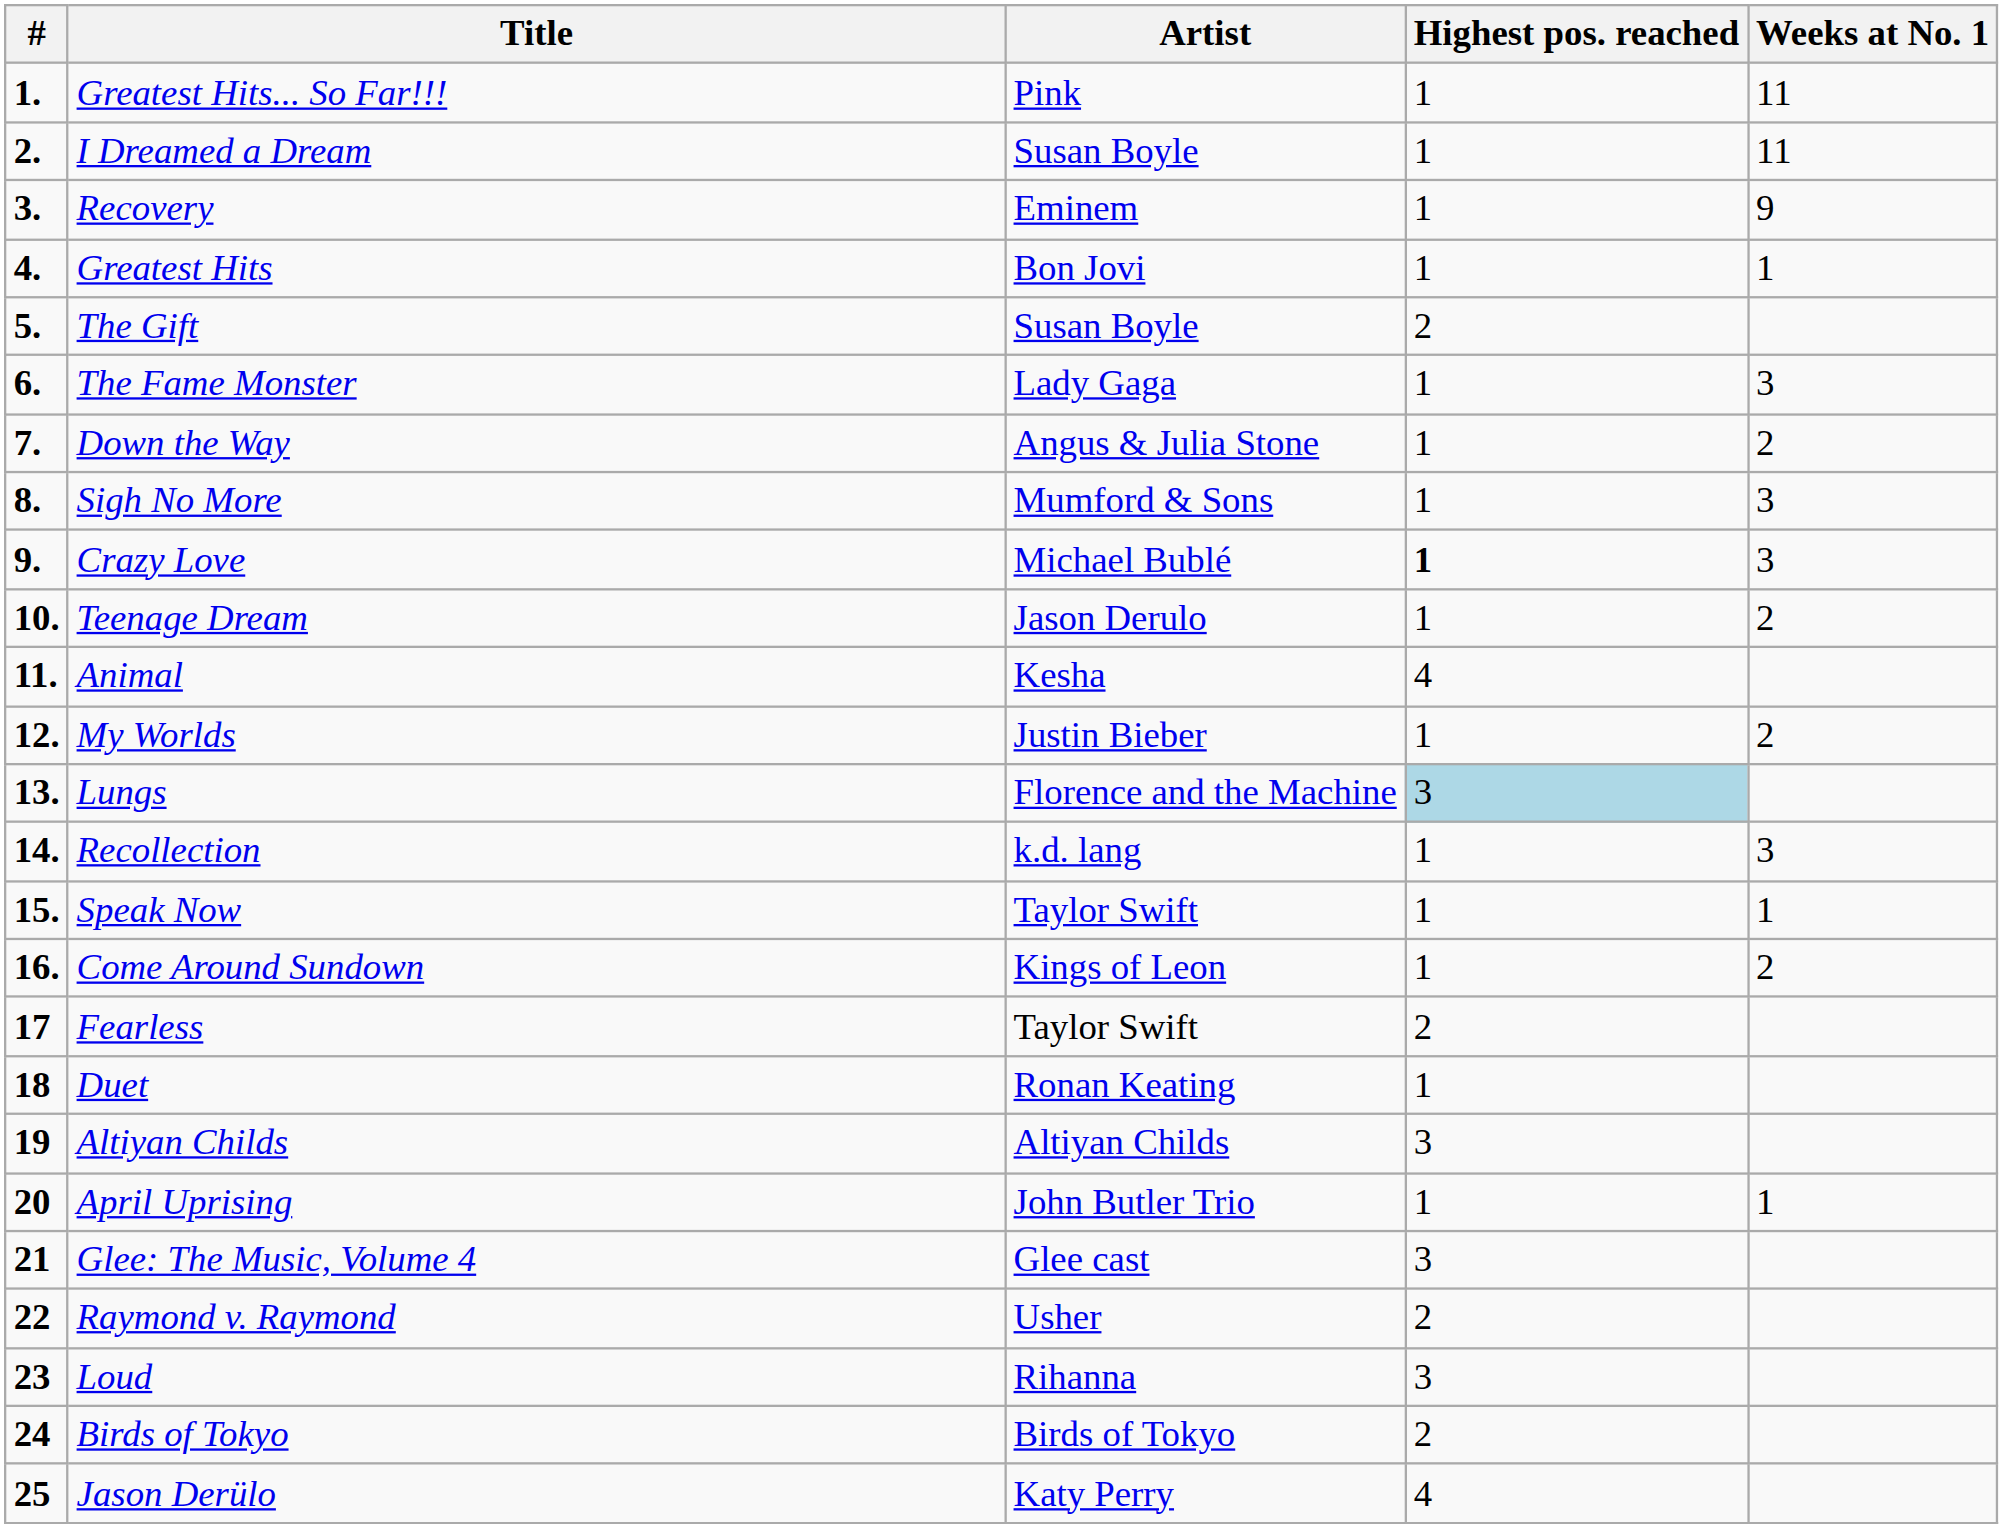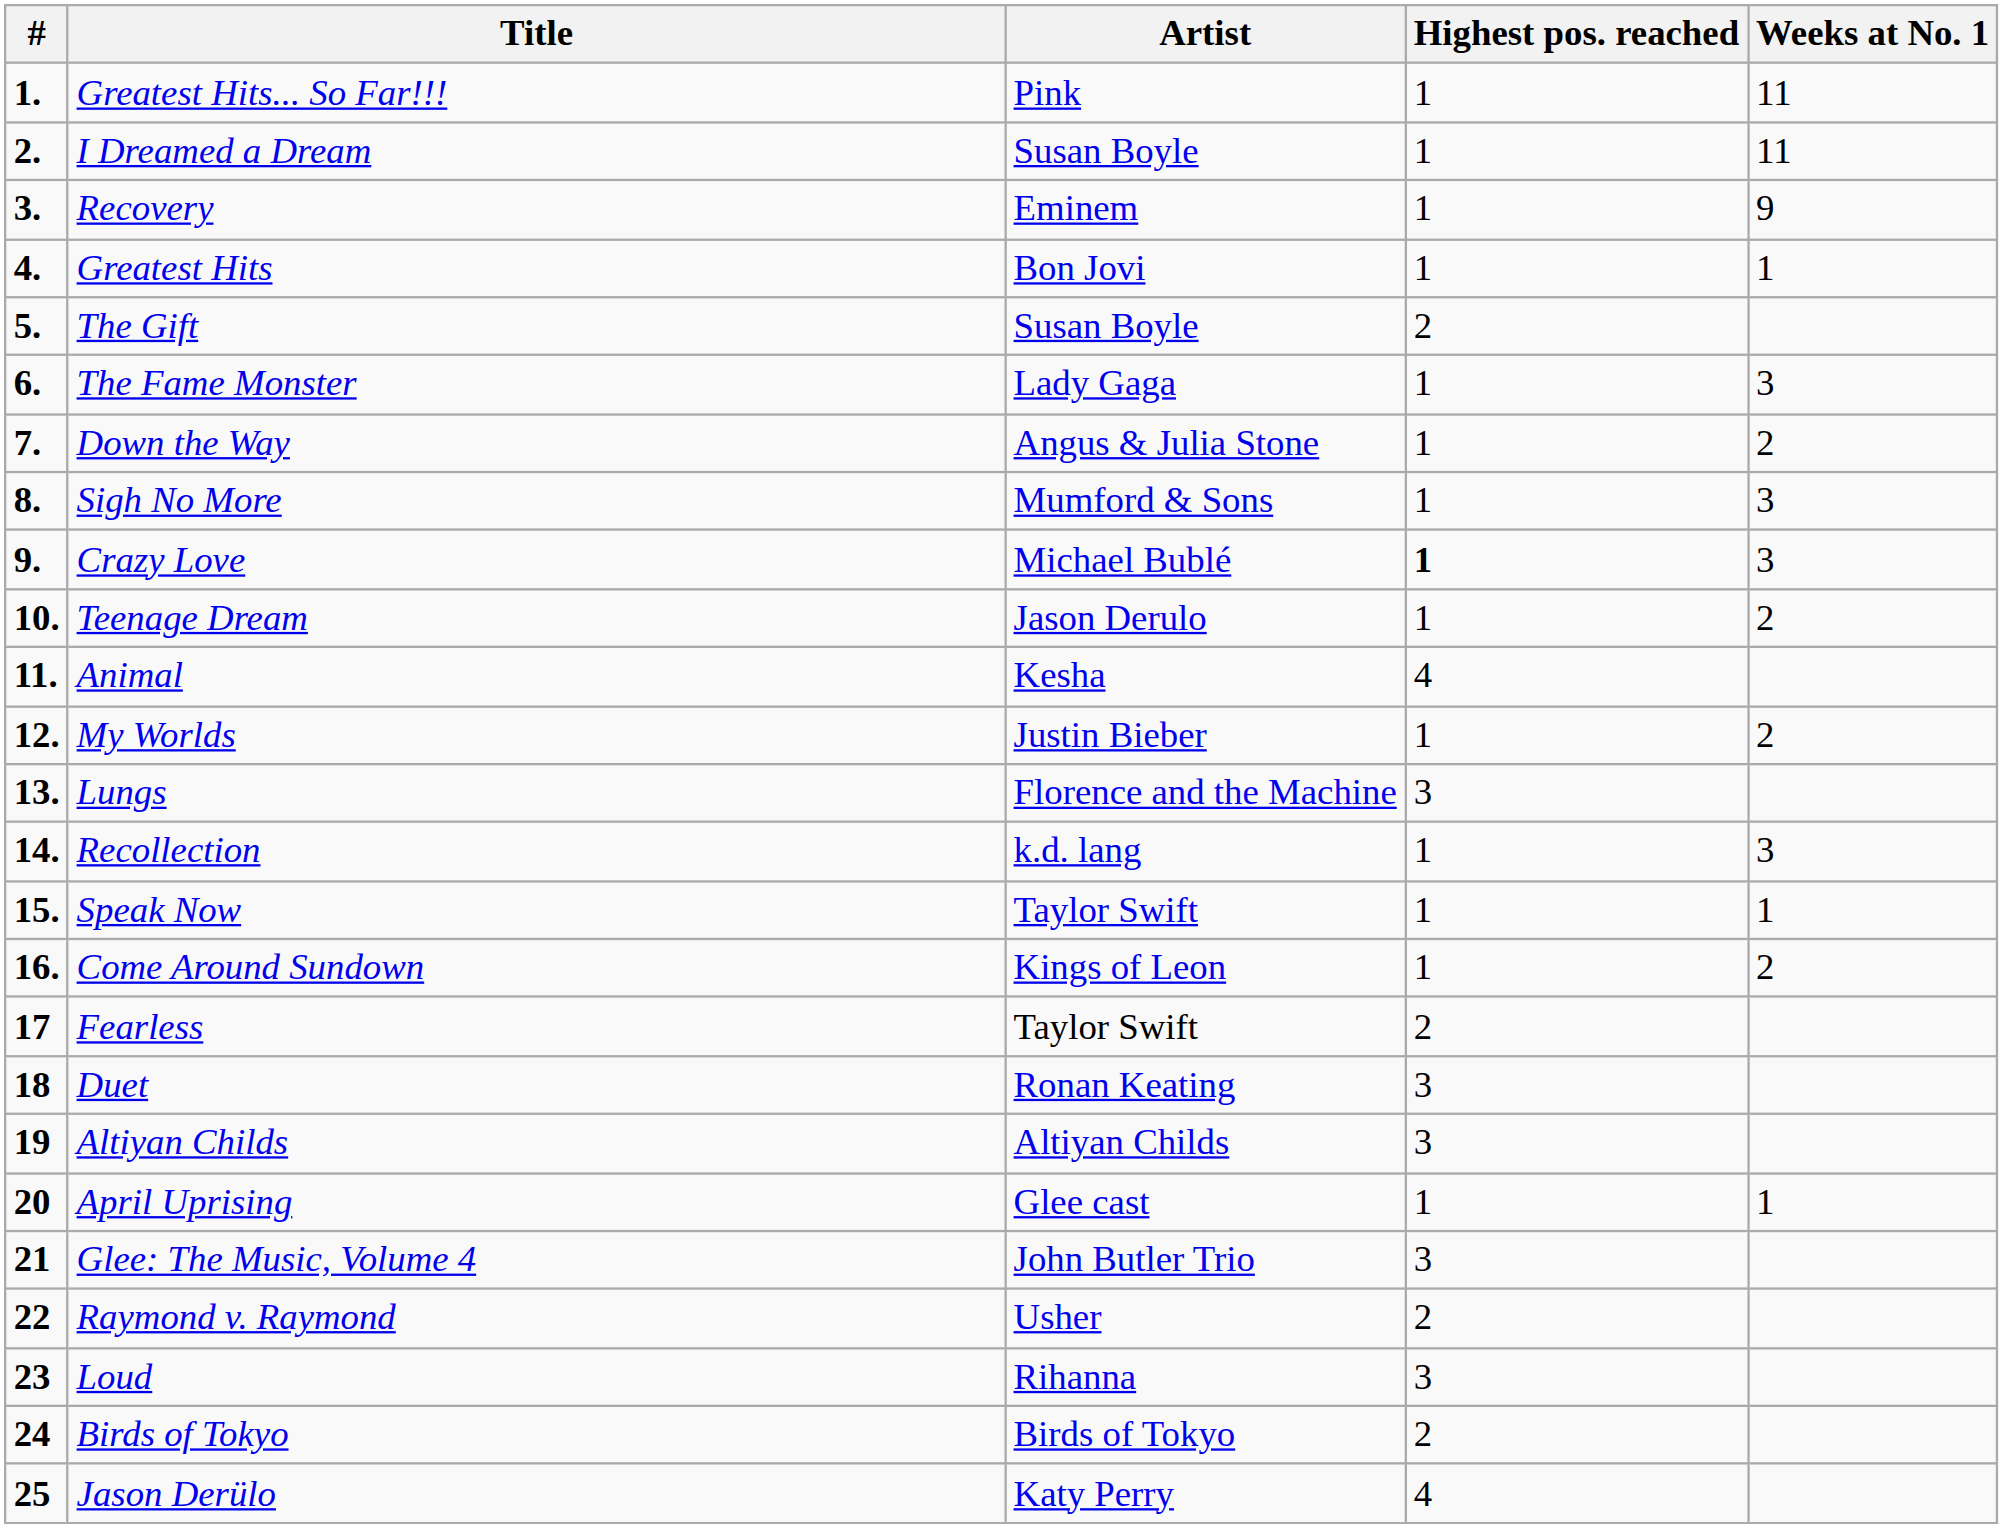(1423, 792) lightblue background -> (1423, 792) no background
(1423, 1084) 1 -> (1423, 1084) 3
(1134, 1200) John Butler Trio -> (1081, 1200) Glee cast
(1081, 1259) Glee cast -> (1134, 1259) John Butler Trio
